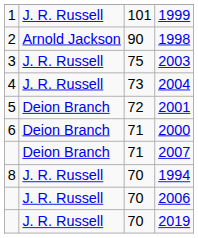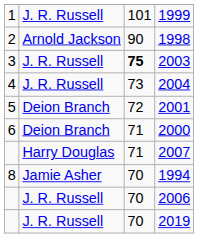(136, 61) normal -> (136, 61) bold
(66, 152) Deion Branch -> (68, 152) Harry Douglas
(63, 175) J. R. Russell -> (62, 175) Jamie Asher
